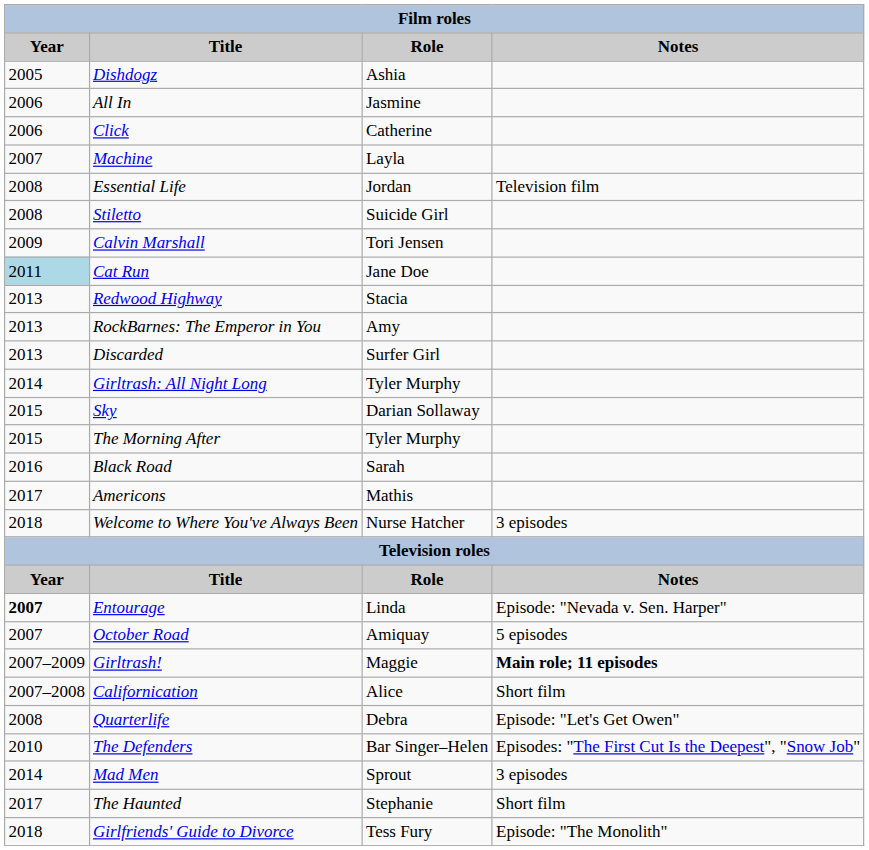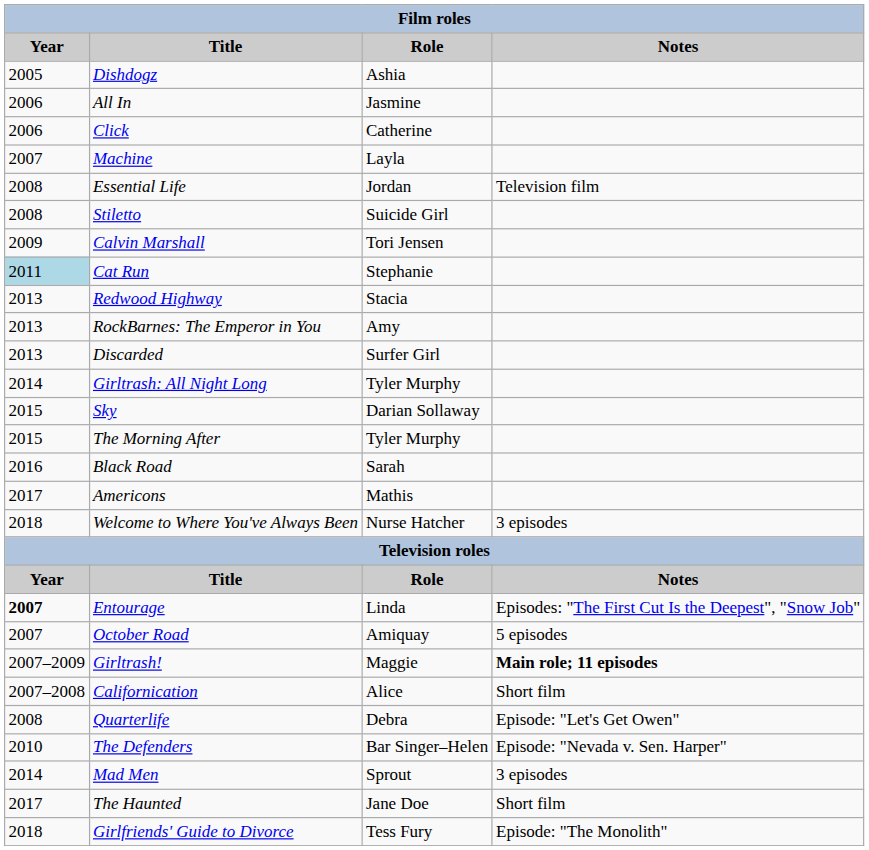(397, 271) Jane Doe -> (399, 271) Stephanie
(611, 607) Episode: "Nevada v. Sen. Harper" -> (678, 607) Episodes: "The First Cut Is the Deepest", "Snow Job"
(678, 747) Episodes: "The First Cut Is the Deepest", "Snow Job" -> (611, 747) Episode: "Nevada v. Sen. Harper"
(399, 803) Stephanie -> (397, 803) Jane Doe
